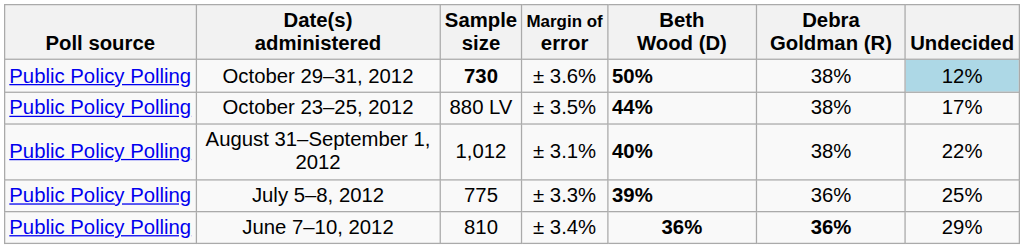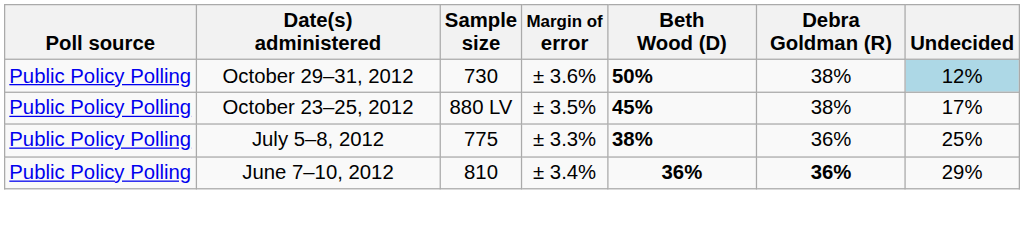(481, 75) bold -> (481, 75) normal
(632, 107) 44% -> (632, 107) 45%
- row: (318, 151)
(632, 195) 39% -> (632, 140) 38%
